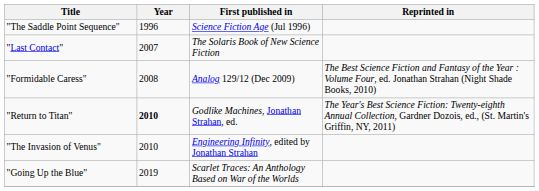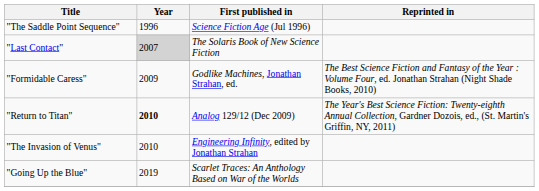(149, 47) no background -> (149, 47) lightgrey background
(149, 79) 2008 -> (149, 79) 2009
(243, 79) Analog 129/12 (Dec 2009) -> (246, 79) Godlike Machines, Jonathan Strahan, ed.
(246, 116) Godlike Machines, Jonathan Strahan, ed. -> (243, 116) Analog 129/12 (Dec 2009)
